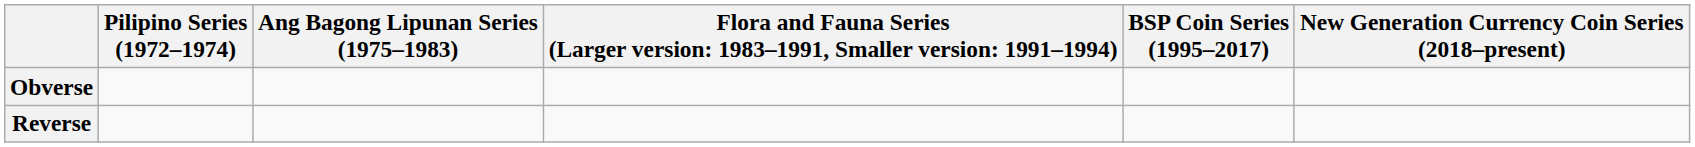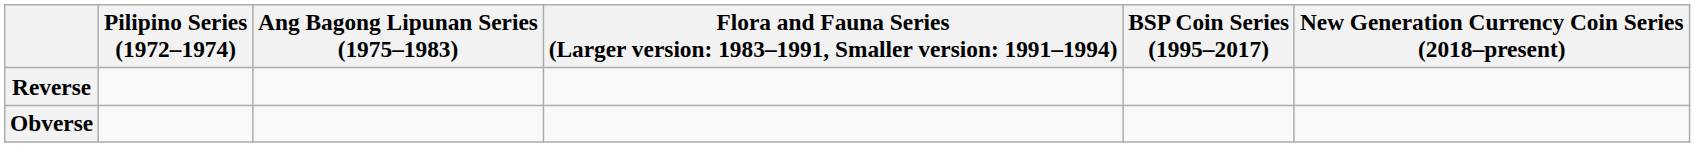rows swapped: (52, 86) <-> (52, 123)
